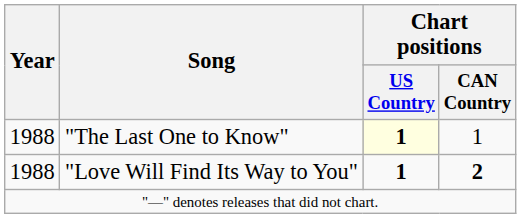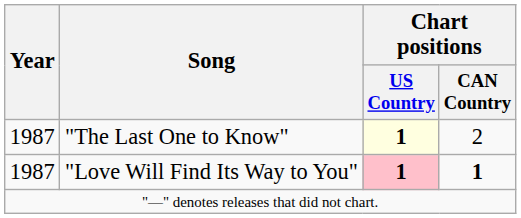(32, 136) 1988 -> (32, 136) 1987
(477, 136) 1 -> (477, 136) 2
(32, 172) 1988 -> (32, 172) 1987
(401, 172) no background -> (401, 172) pink background
(477, 172) 2 -> (477, 172) 1
